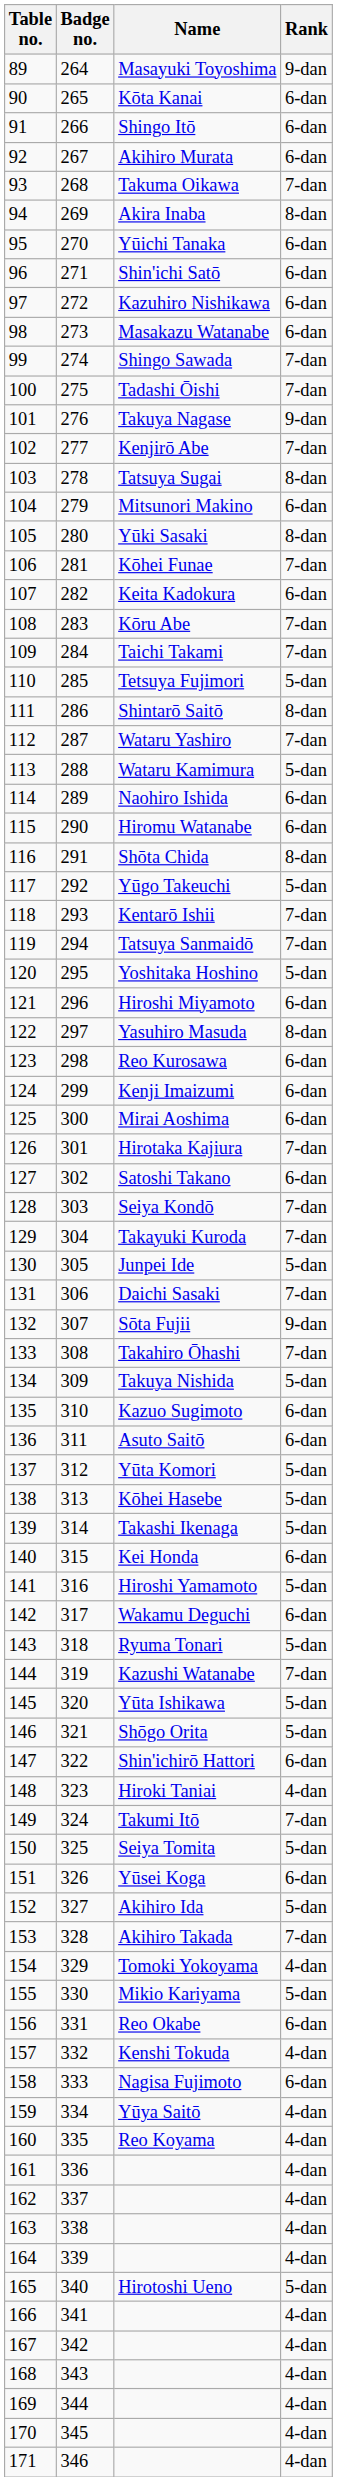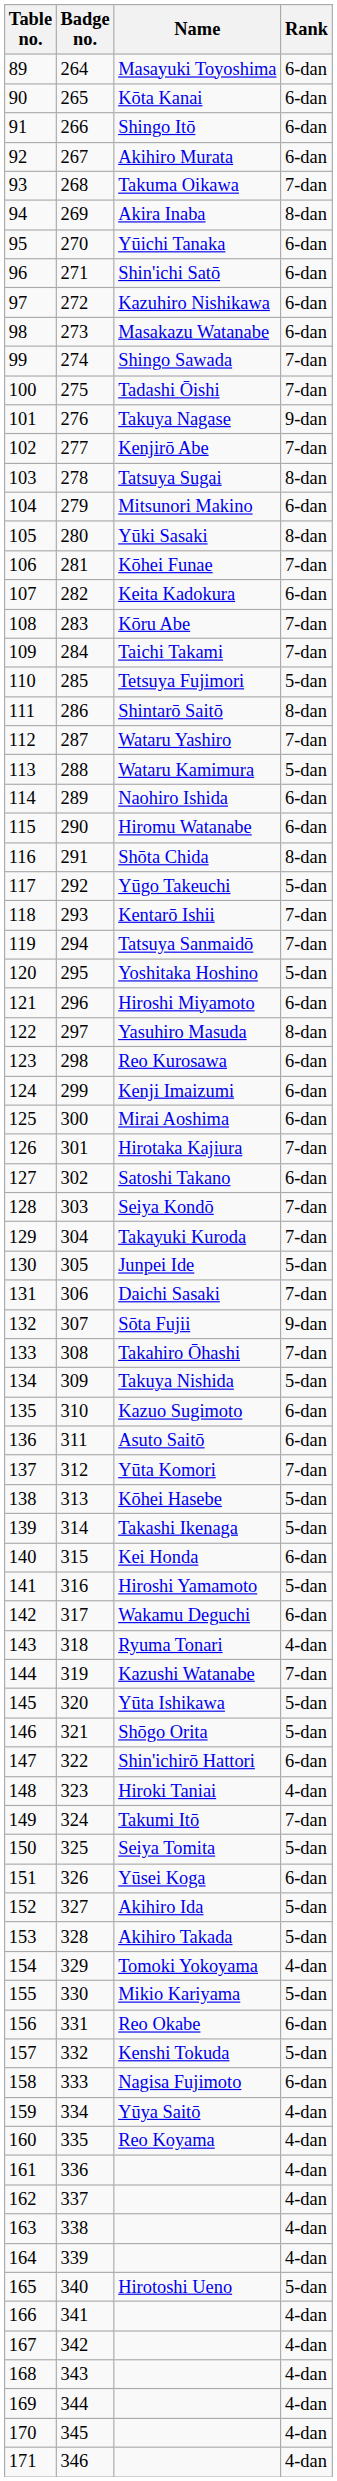(306, 68) 9-dan -> (306, 68) 6-dan
(306, 1469) 5-dan -> (306, 1469) 7-dan
(306, 1644) 5-dan -> (306, 1644) 4-dan
(306, 1936) 7-dan -> (306, 1936) 5-dan
(306, 2053) 4-dan -> (306, 2053) 5-dan
